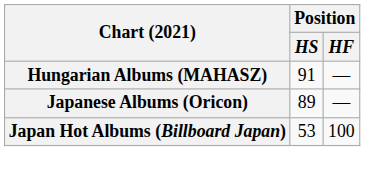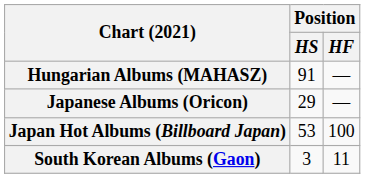(307, 103) 89 -> (307, 103) 29
+ row: (147, 159)
